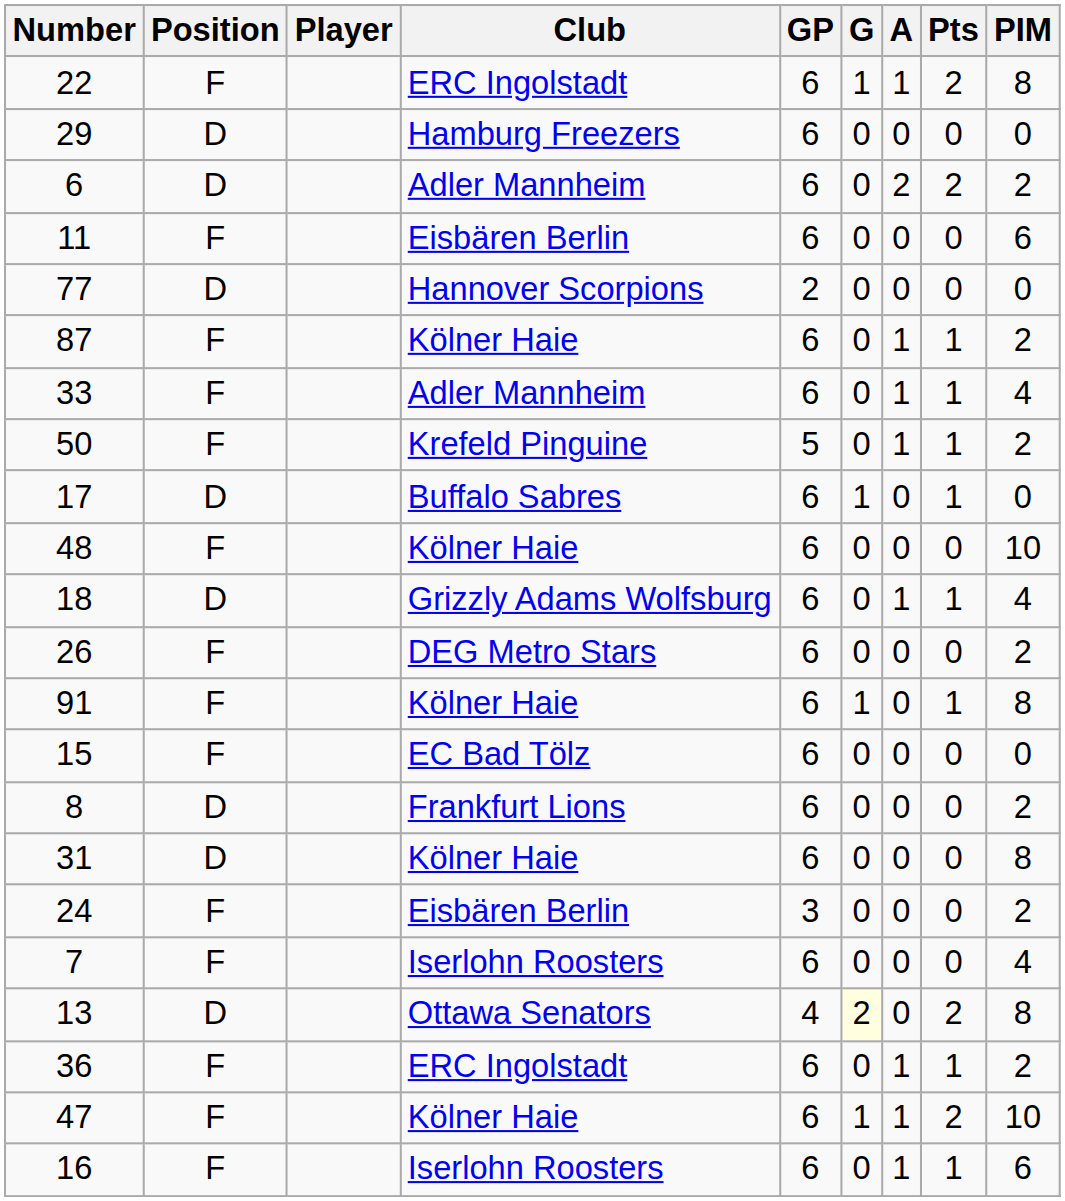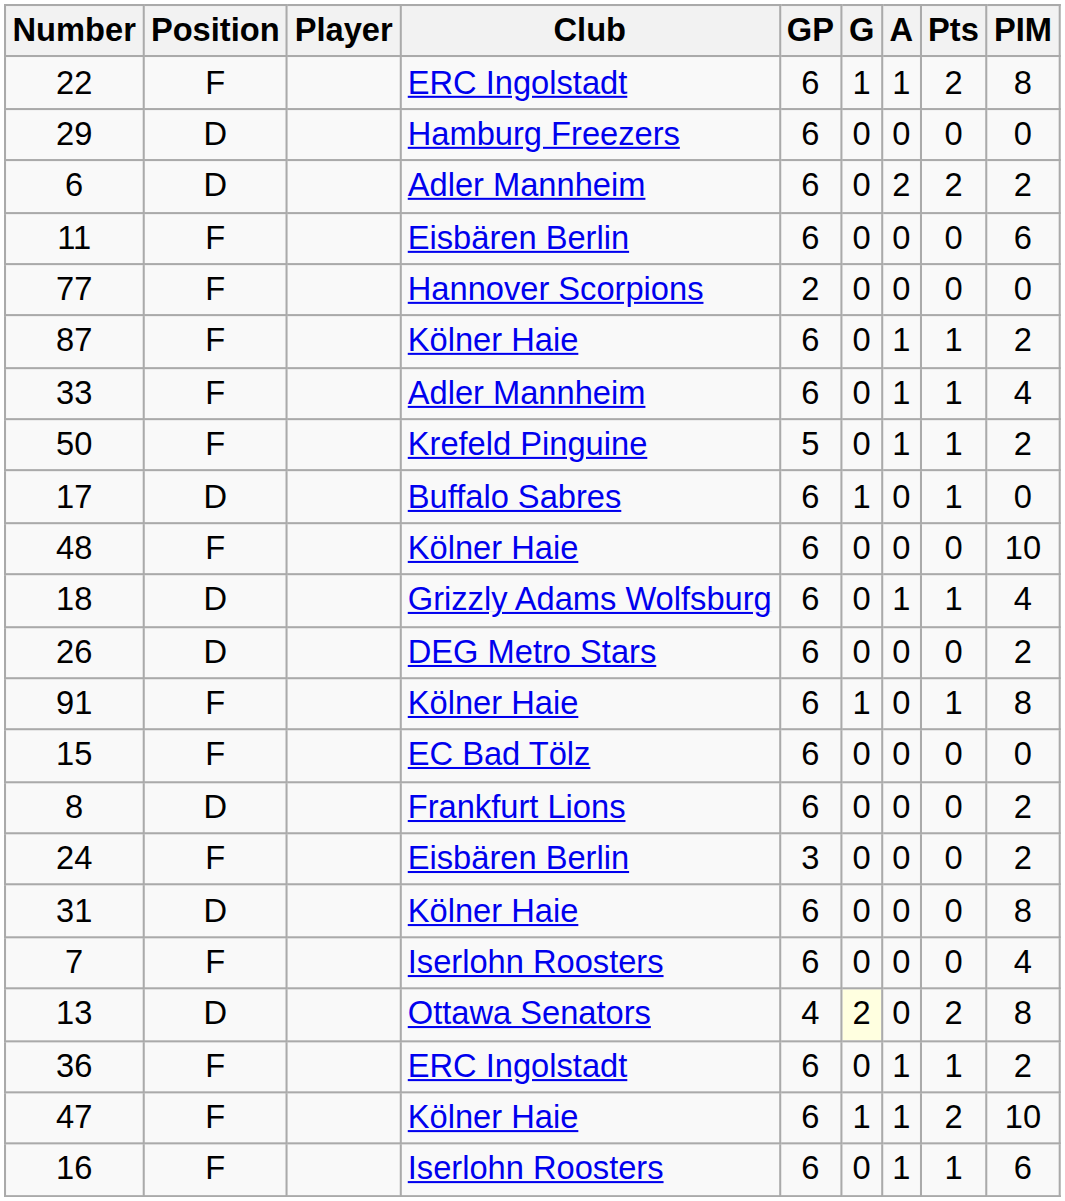(215, 289) D -> (215, 289) F
(215, 651) F -> (215, 651) D
rows swapped: (74, 910) <-> (74, 858)
